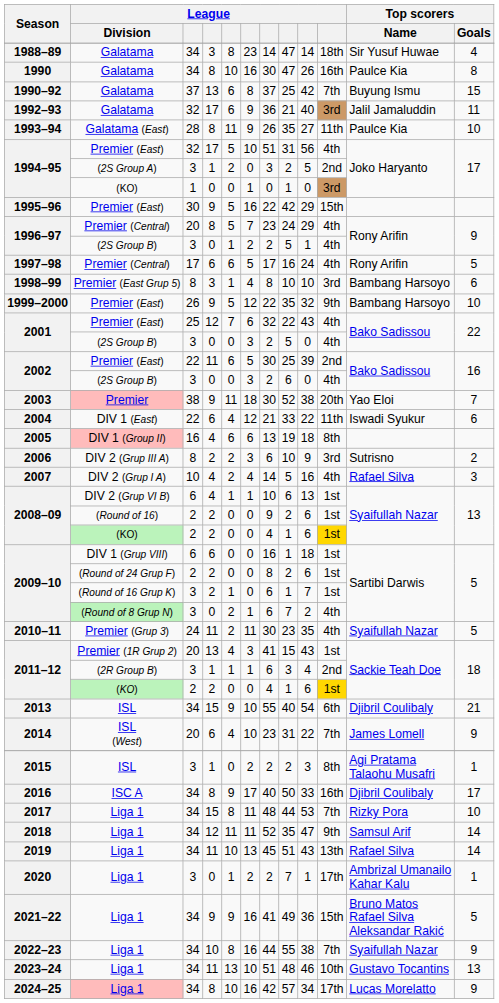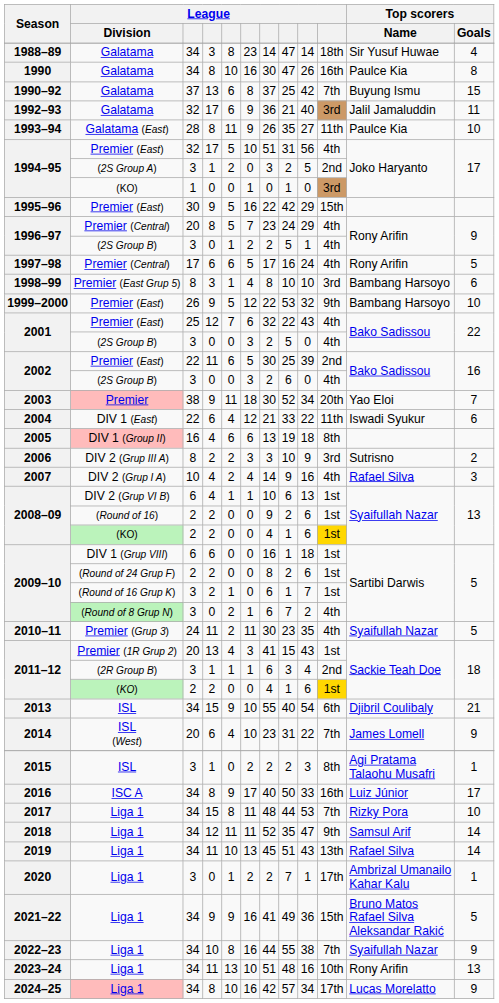(288, 303) 35 -> (288, 303) 53
(308, 399) 38 -> (308, 399) 34
(269, 457) 6 -> (269, 457) 3
(288, 476) 5 -> (288, 476) 9
(391, 793) Djibril Coulibaly -> (379, 793) Luiz Júnior
(308, 969) 46 -> (308, 969) 16
(399, 969) Gustavo Tocantins -> (379, 969) Rony Arifin
